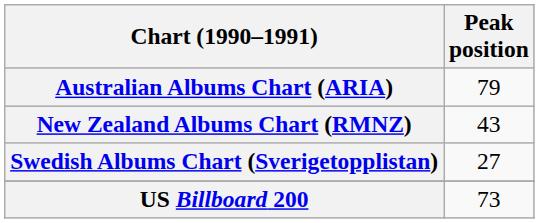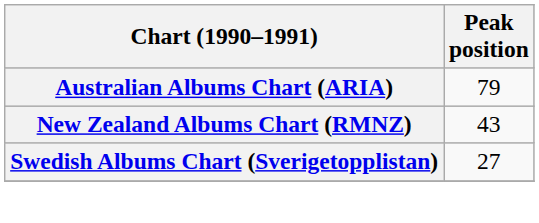- row: (224, 198)
